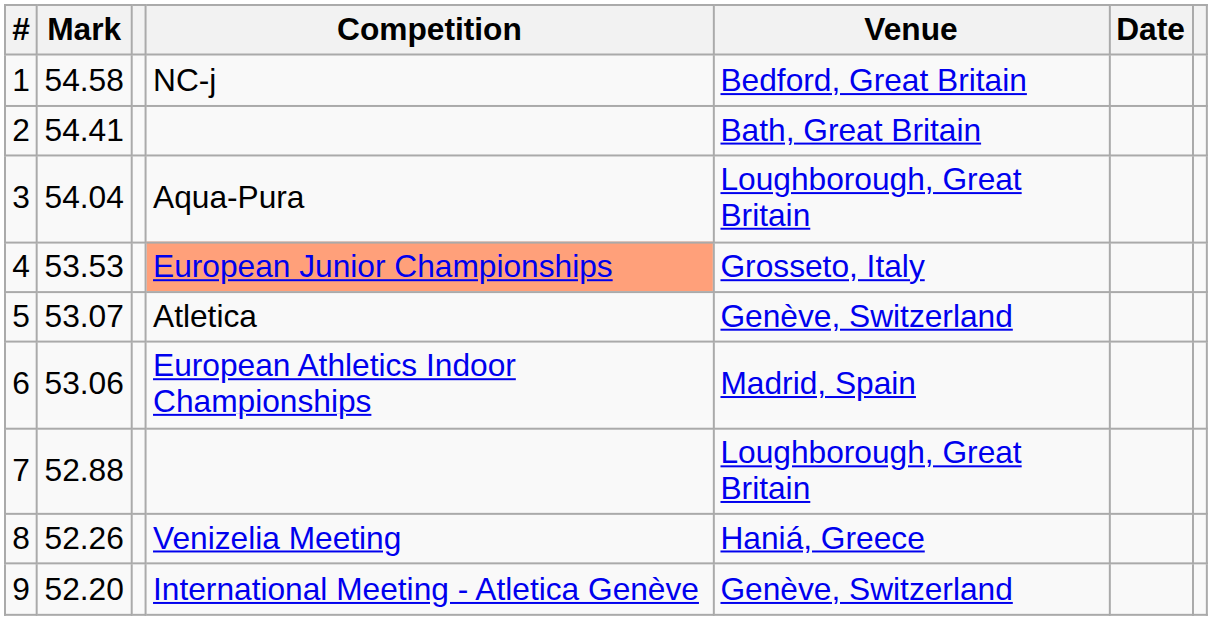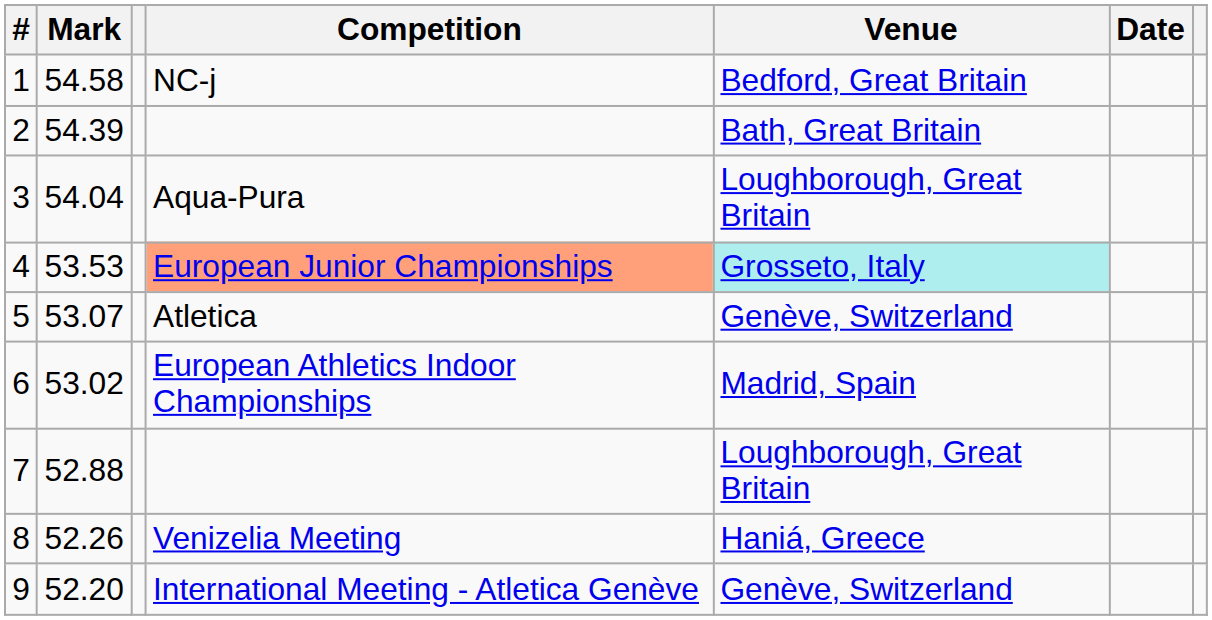(84, 130) 54.41 -> (84, 130) 54.39
(823, 266) no background -> (823, 266) paleturquoise background
(84, 384) 53.06 -> (84, 384) 53.02
